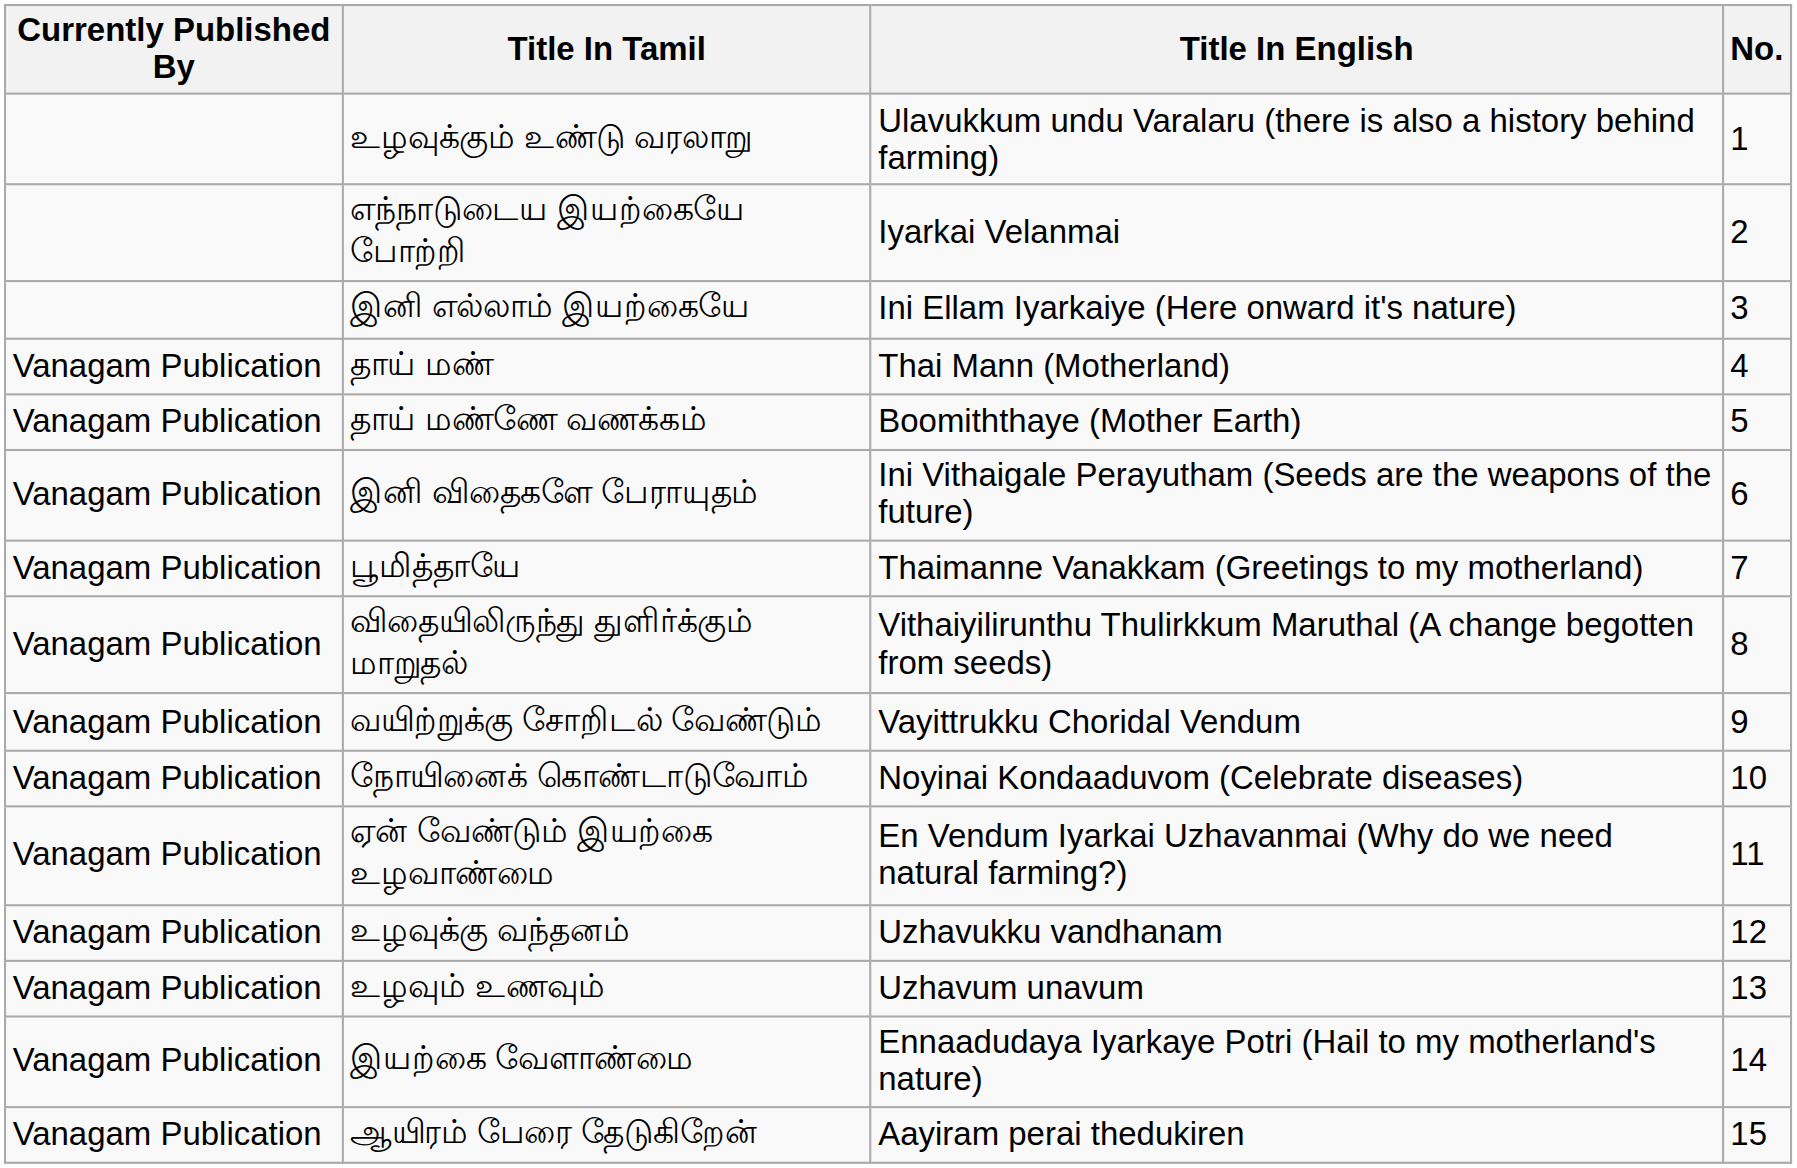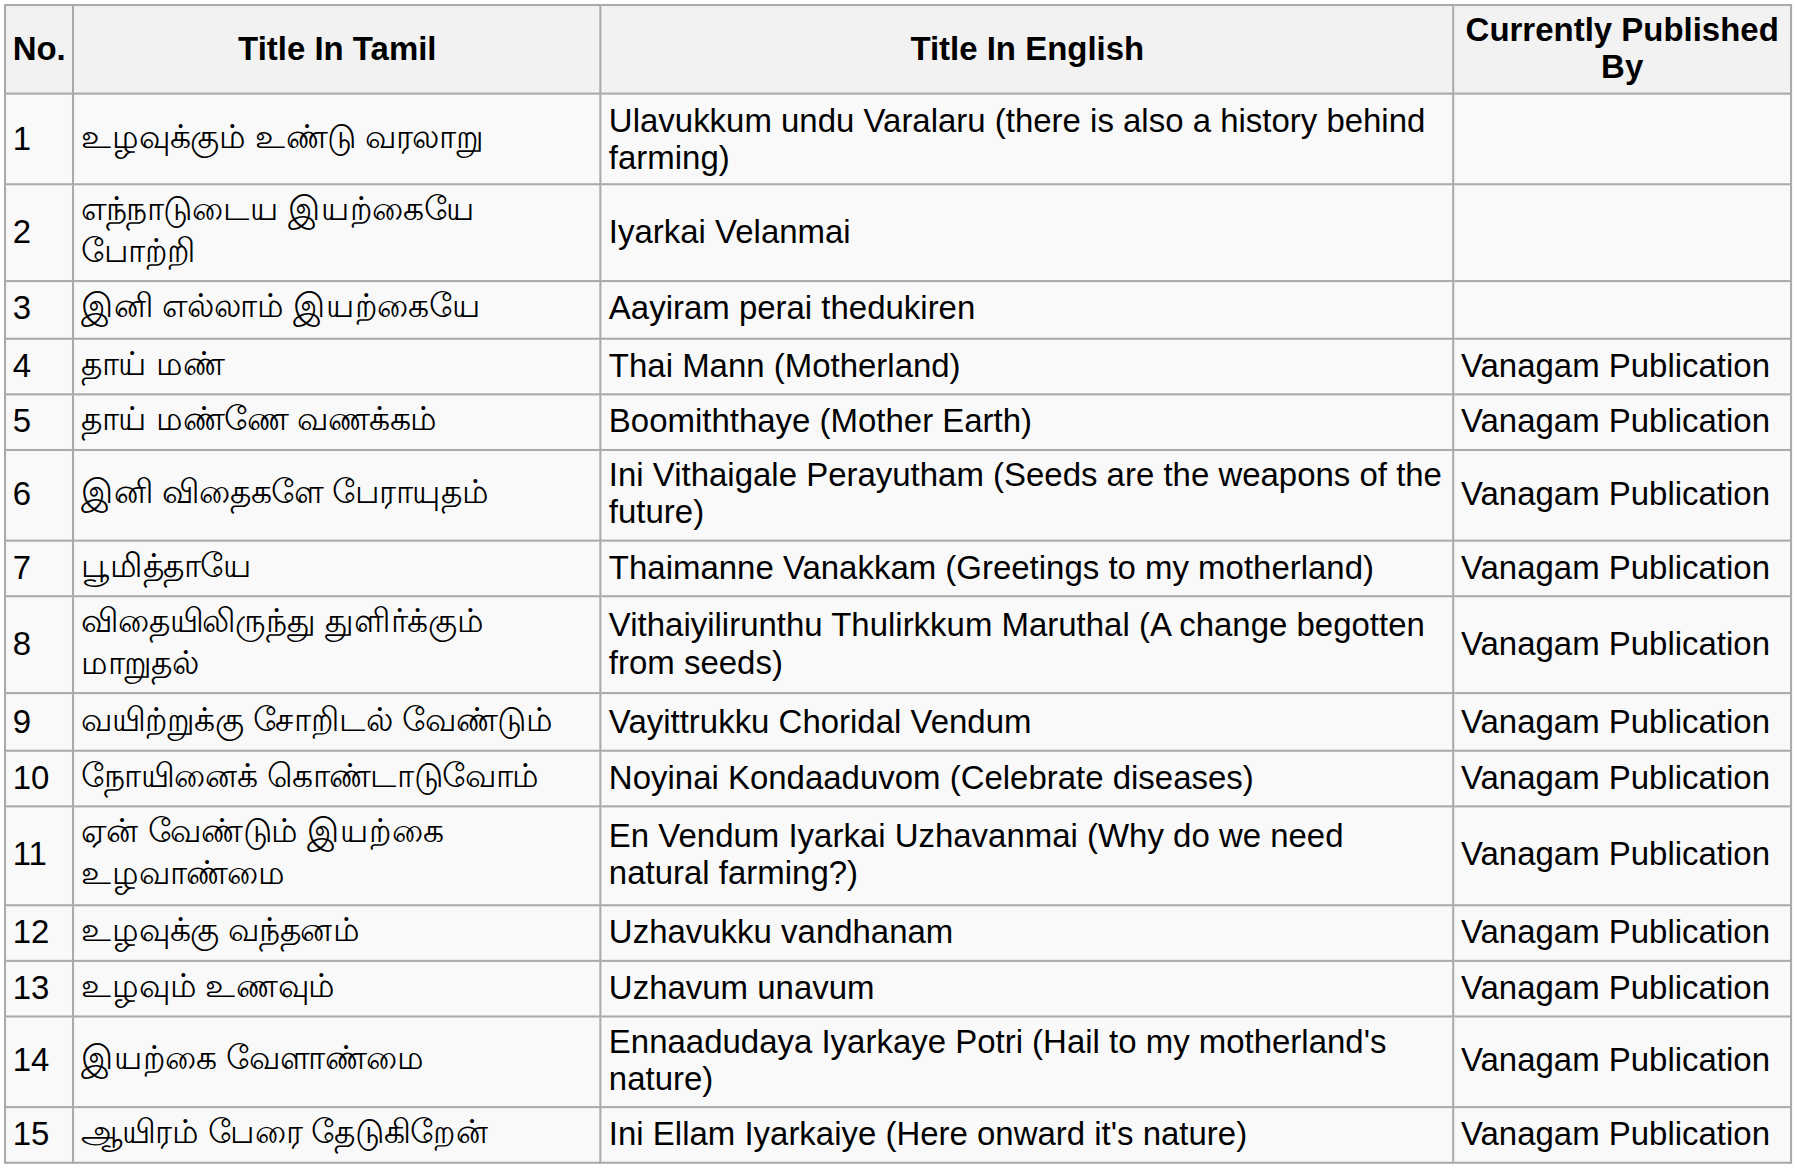columns swapped: (1757, 49) <-> (174, 49)
(1197, 308) Ini Ellam Iyarkaiye (Here onward it's nature) -> (792, 308) Aayiram perai thedukiren
(1061, 1134) Aayiram perai thedukiren -> (928, 1134) Ini Ellam Iyarkaiye (Here onward it's nature)
